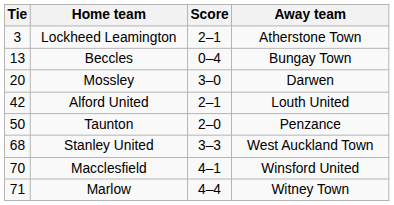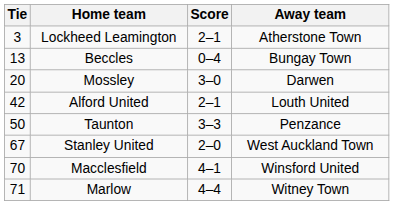(210, 124) 2–0 -> (210, 124) 3–3
(17, 146) 68 -> (17, 146) 67
(210, 146) 3–3 -> (210, 146) 2–0
